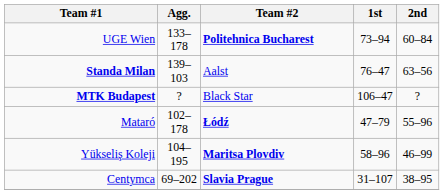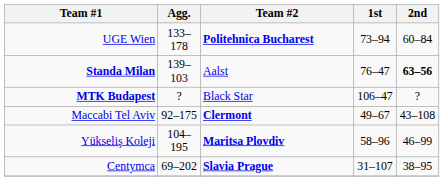(417, 71) normal -> (417, 71) bold
+ row: (113, 115)
- row: (138, 122)
